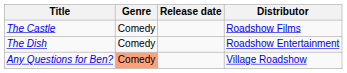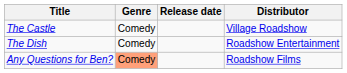(263, 28) Roadshow Films -> (266, 28) Village Roadshow
(266, 60) Village Roadshow -> (263, 60) Roadshow Films
